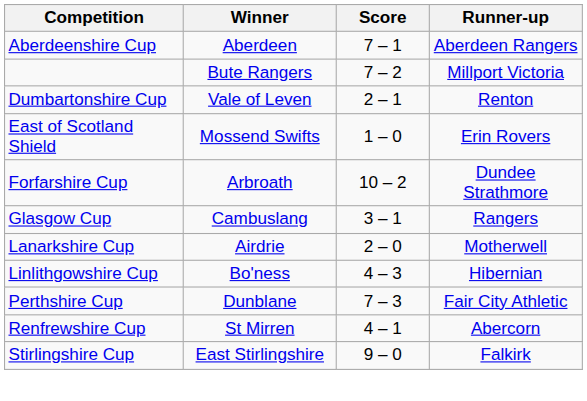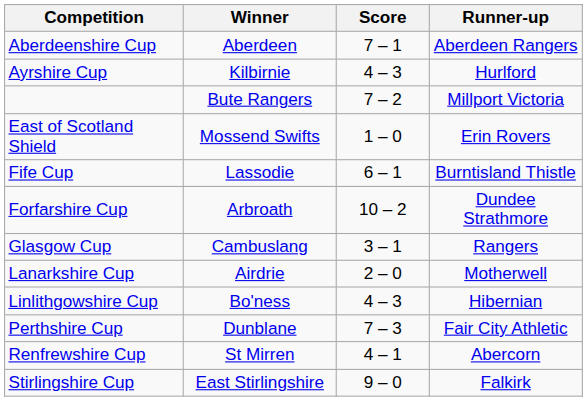+ row: (58, 72)
- row: (87, 99)
+ row: (41, 173)
